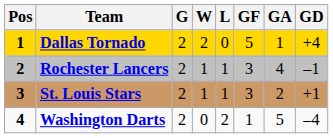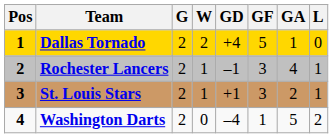columns swapped: (225, 17) <-> (311, 17)
